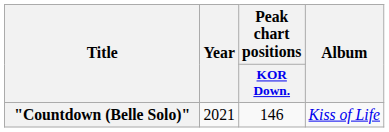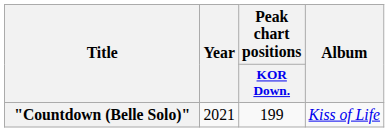(272, 114) 146 -> (272, 114) 199
